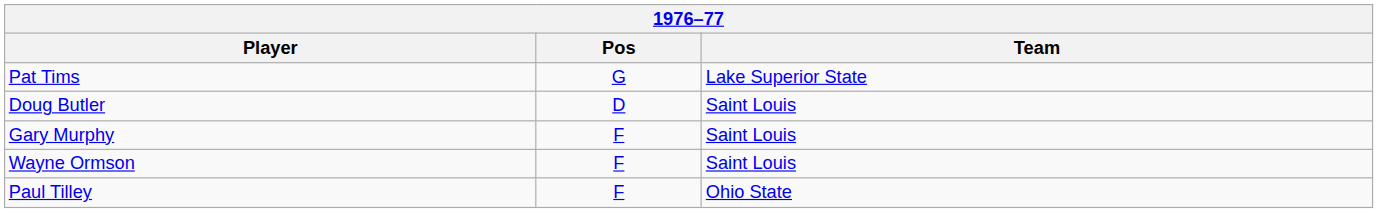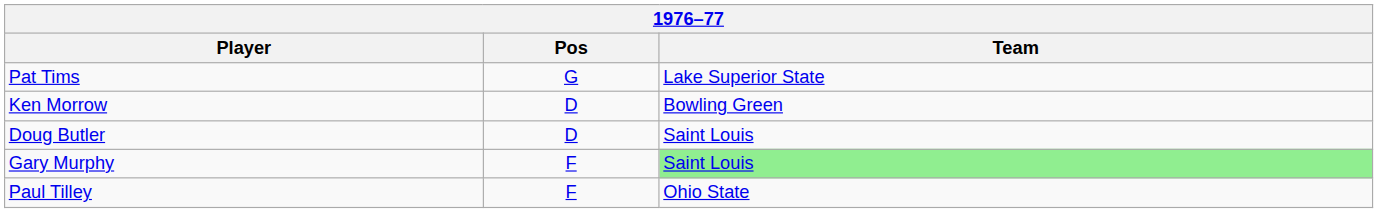+ row: (58, 105)
(751, 134) no background -> (708, 163) lightgreen background
- row: (72, 163)
